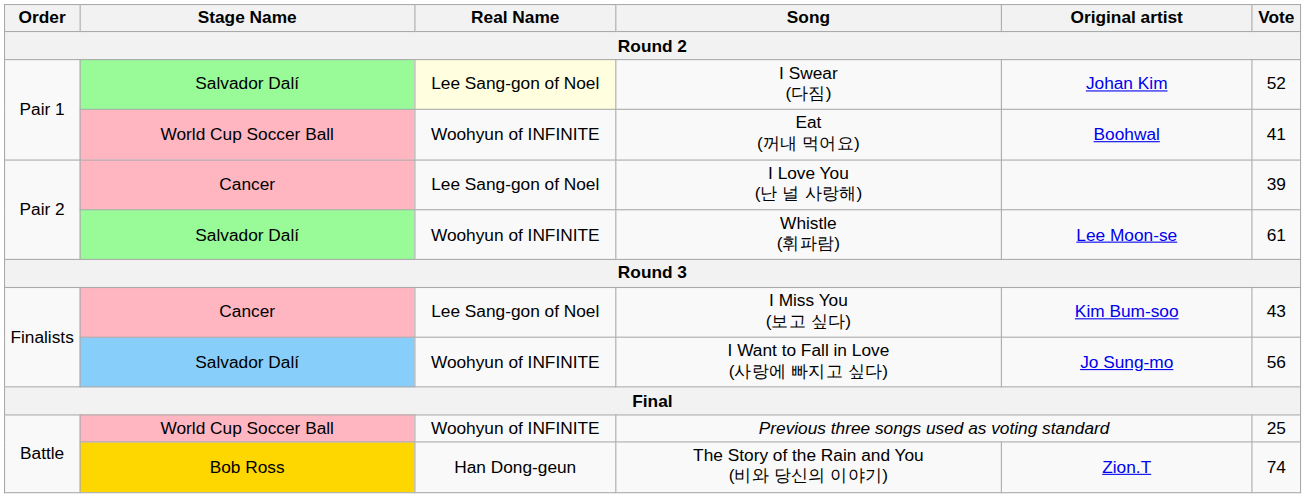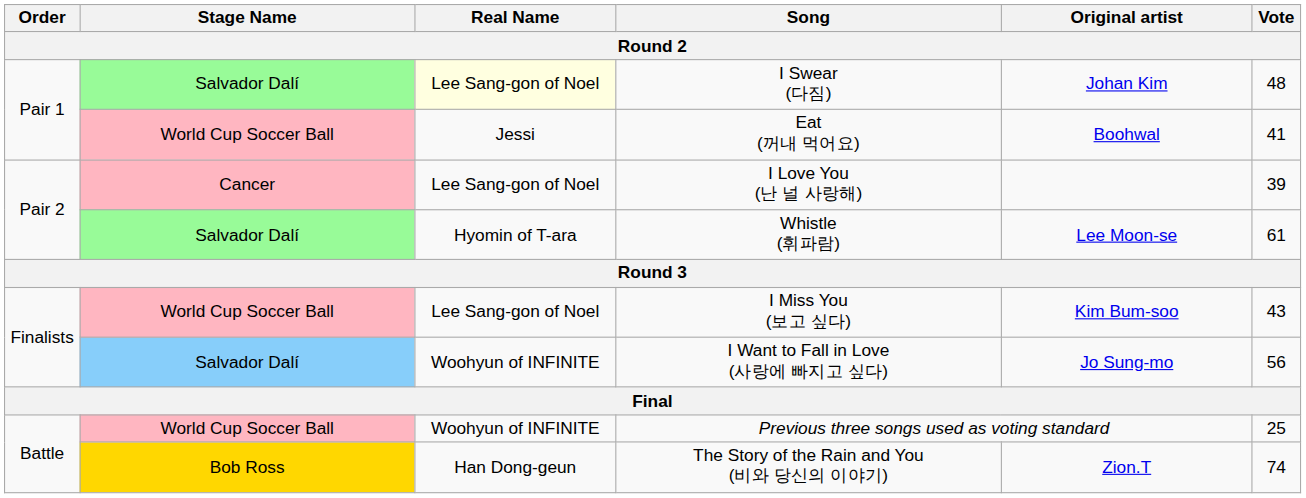(1276, 84) 52 -> (1276, 84) 48
(515, 134) Woohyun of INFINITE -> (515, 134) Jessi
(515, 234) Woohyun of INFINITE -> (515, 234) Hyomin of T-ara
(247, 312) Cancer -> (247, 312) World Cup Soccer Ball
